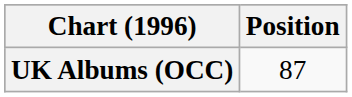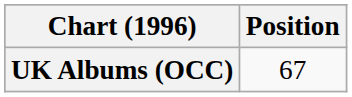(293, 69) 87 -> (293, 69) 67
